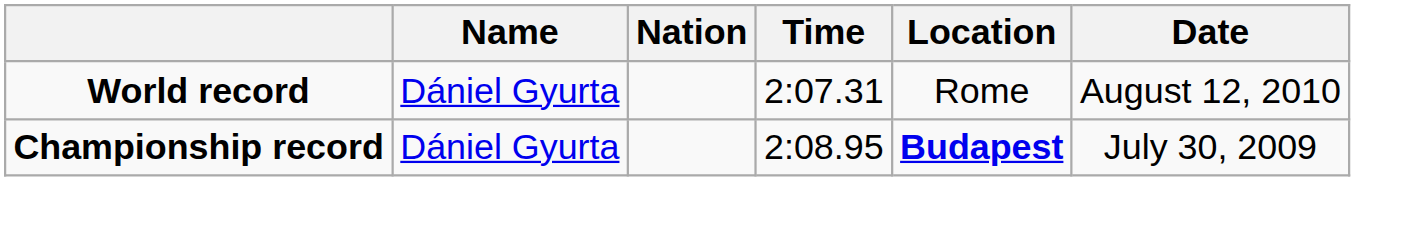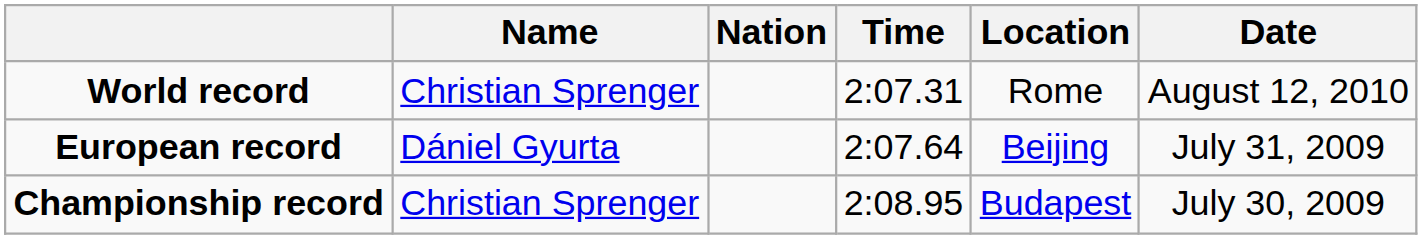(510, 89) Dániel Gyurta -> (550, 89) Christian Sprenger
+ row: (199, 146)
(510, 146) Dániel Gyurta -> (550, 203) Christian Sprenger
(982, 146) bold -> (1056, 203) normal
